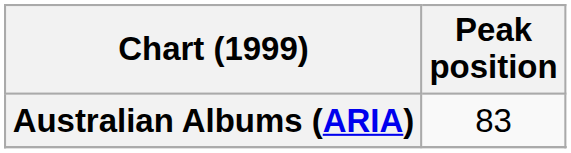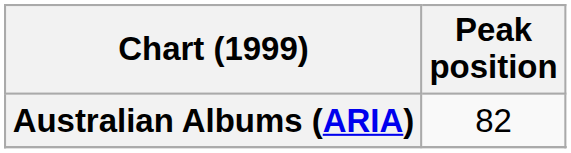(494, 119) 83 -> (494, 119) 82
